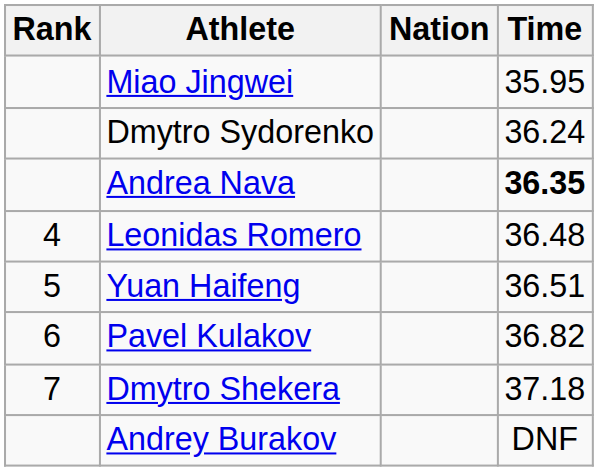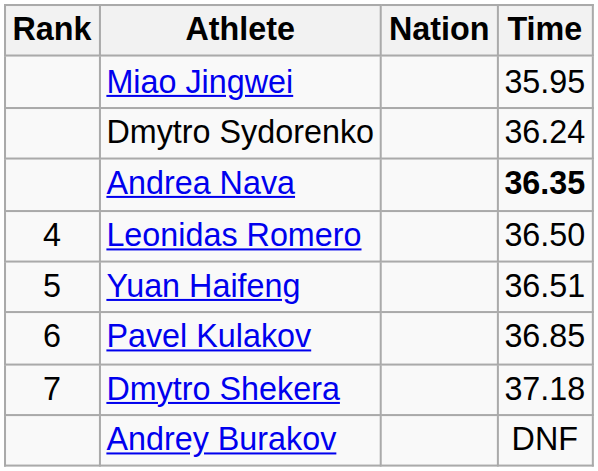(545, 235) 36.48 -> (545, 235) 36.50
(545, 337) 36.82 -> (545, 337) 36.85
